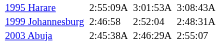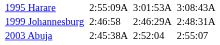(149, 21) 2:52:04 -> (152, 21) 2:46:29A
(152, 36) 2:46:29A -> (149, 36) 2:52:04
